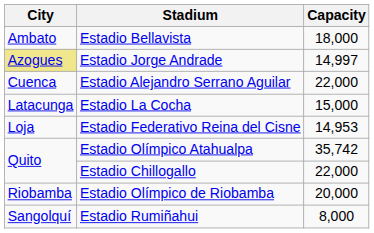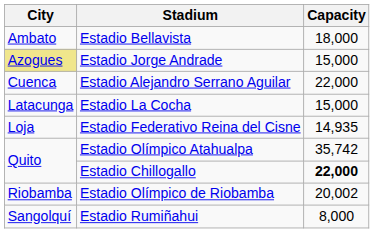(336, 60) 14,997 -> (336, 60) 15,000
(336, 127) 14,953 -> (336, 127) 14,935
(336, 171) normal -> (336, 171) bold
(336, 194) 20,000 -> (336, 194) 20,002
